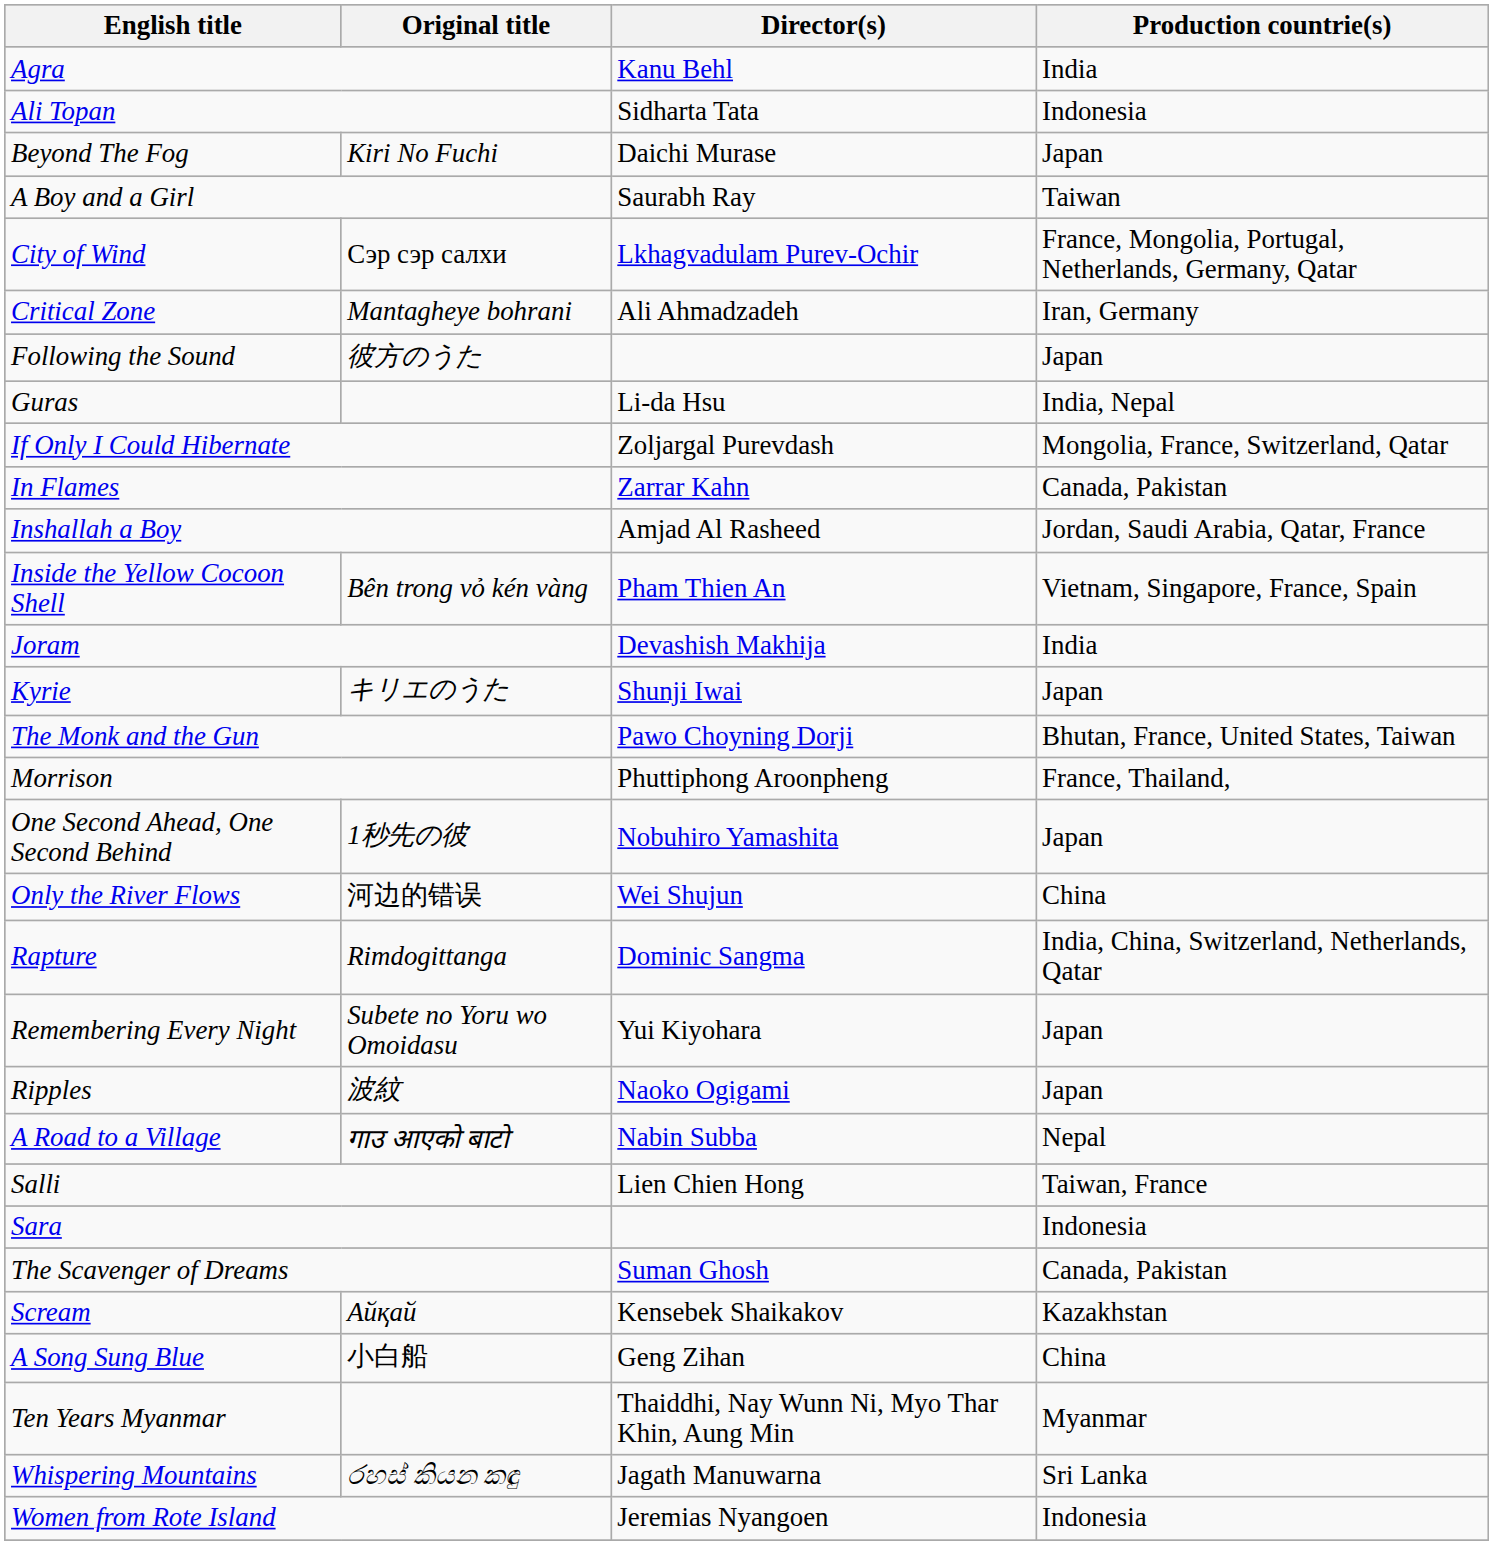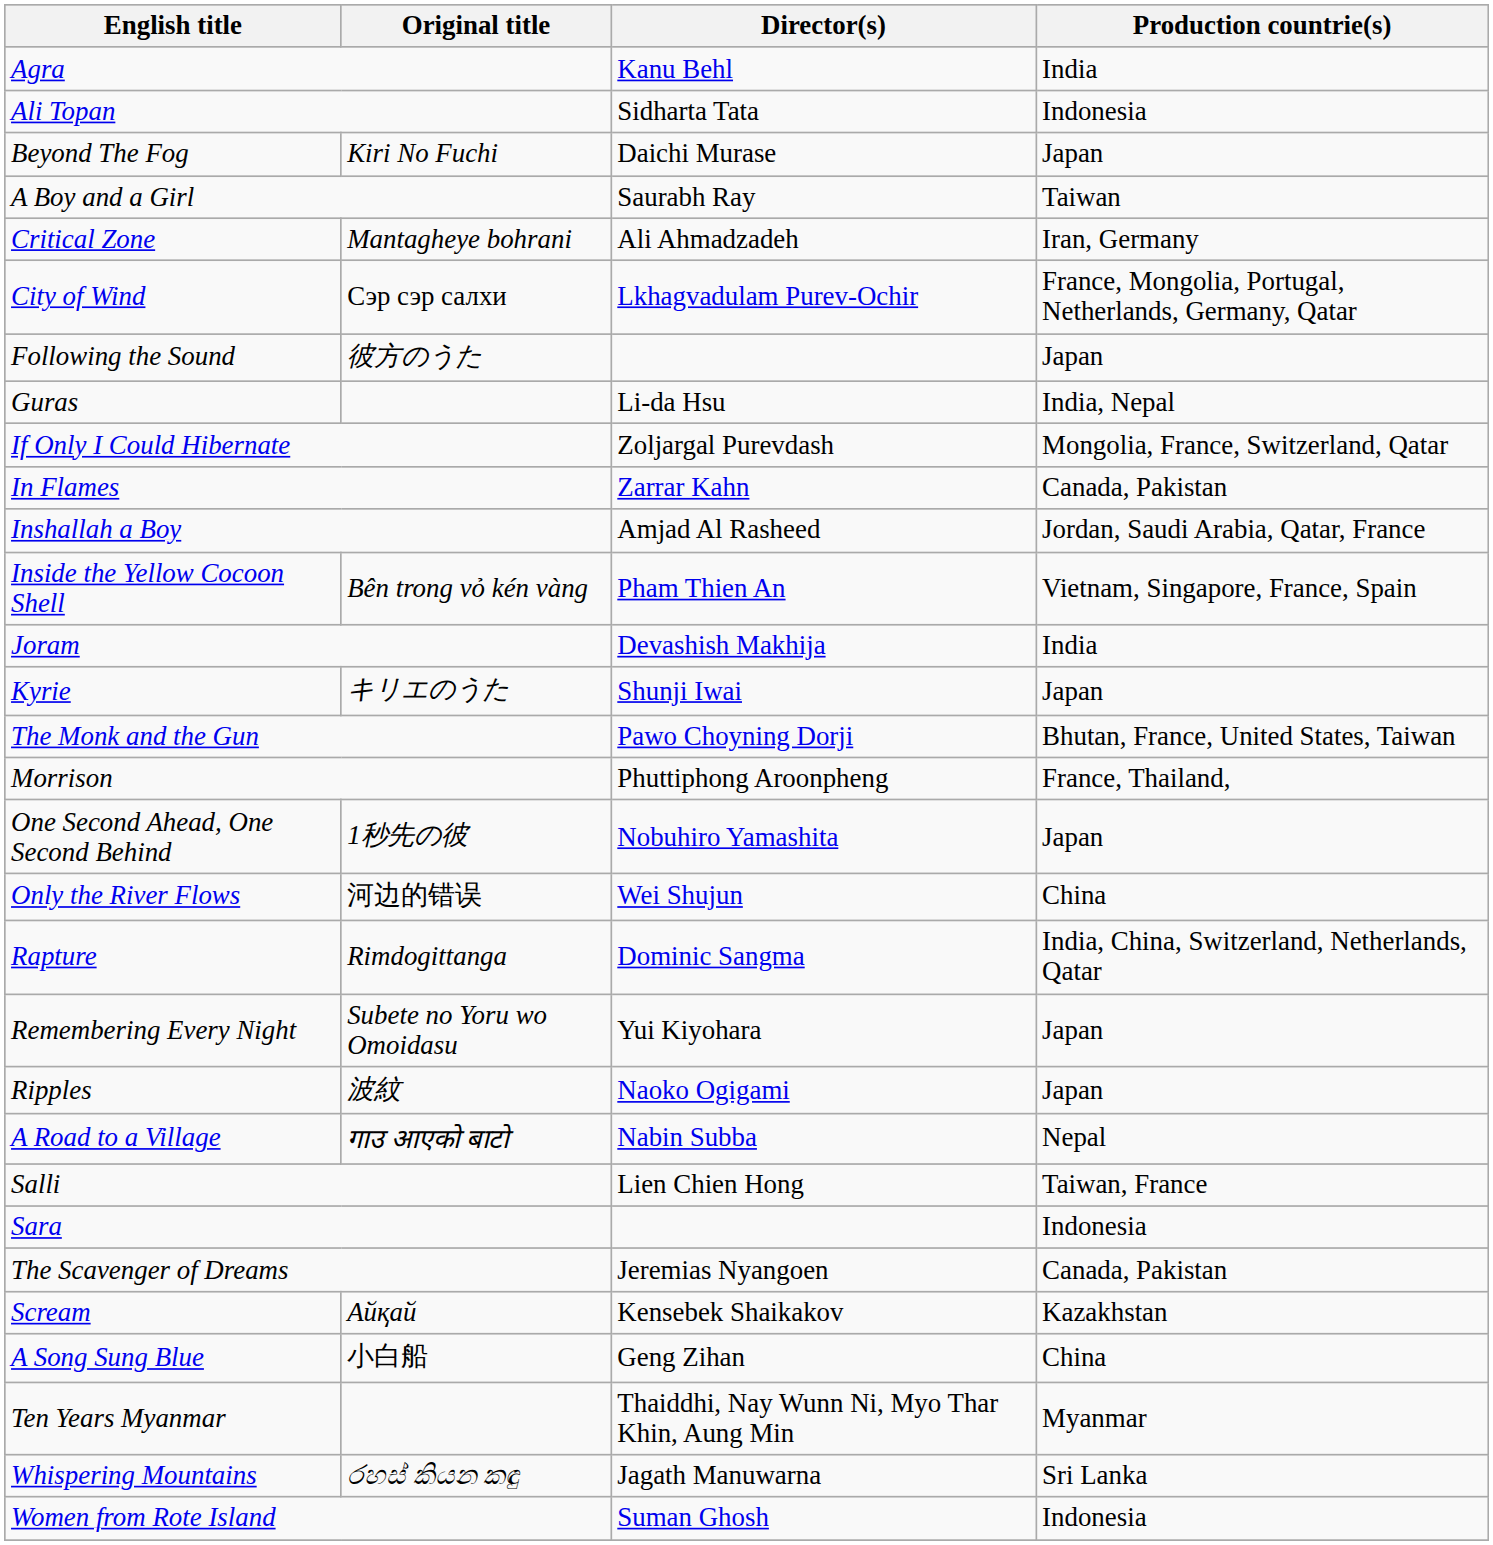rows swapped: (78, 254) <-> (83, 311)
(693, 1269) Suman Ghosh -> (723, 1269) Jeremias Nyangoen
(723, 1518) Jeremias Nyangoen -> (693, 1518) Suman Ghosh
